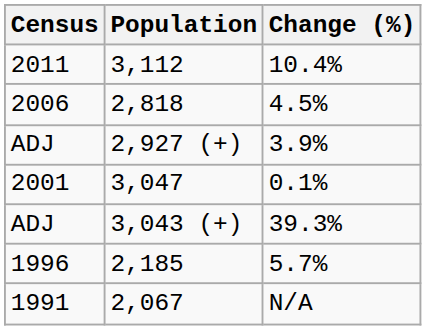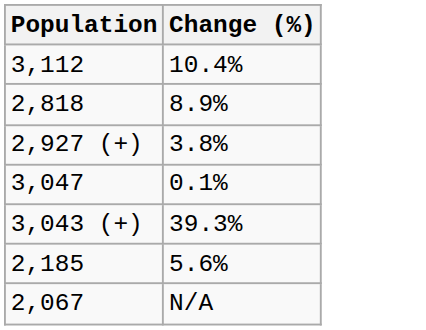- column: (55, 25)
(298, 105) 4.5% -> (198, 105) 8.9%
(298, 144) 3.9% -> (198, 144) 3.8%
(298, 264) 5.7% -> (198, 264) 5.6%
